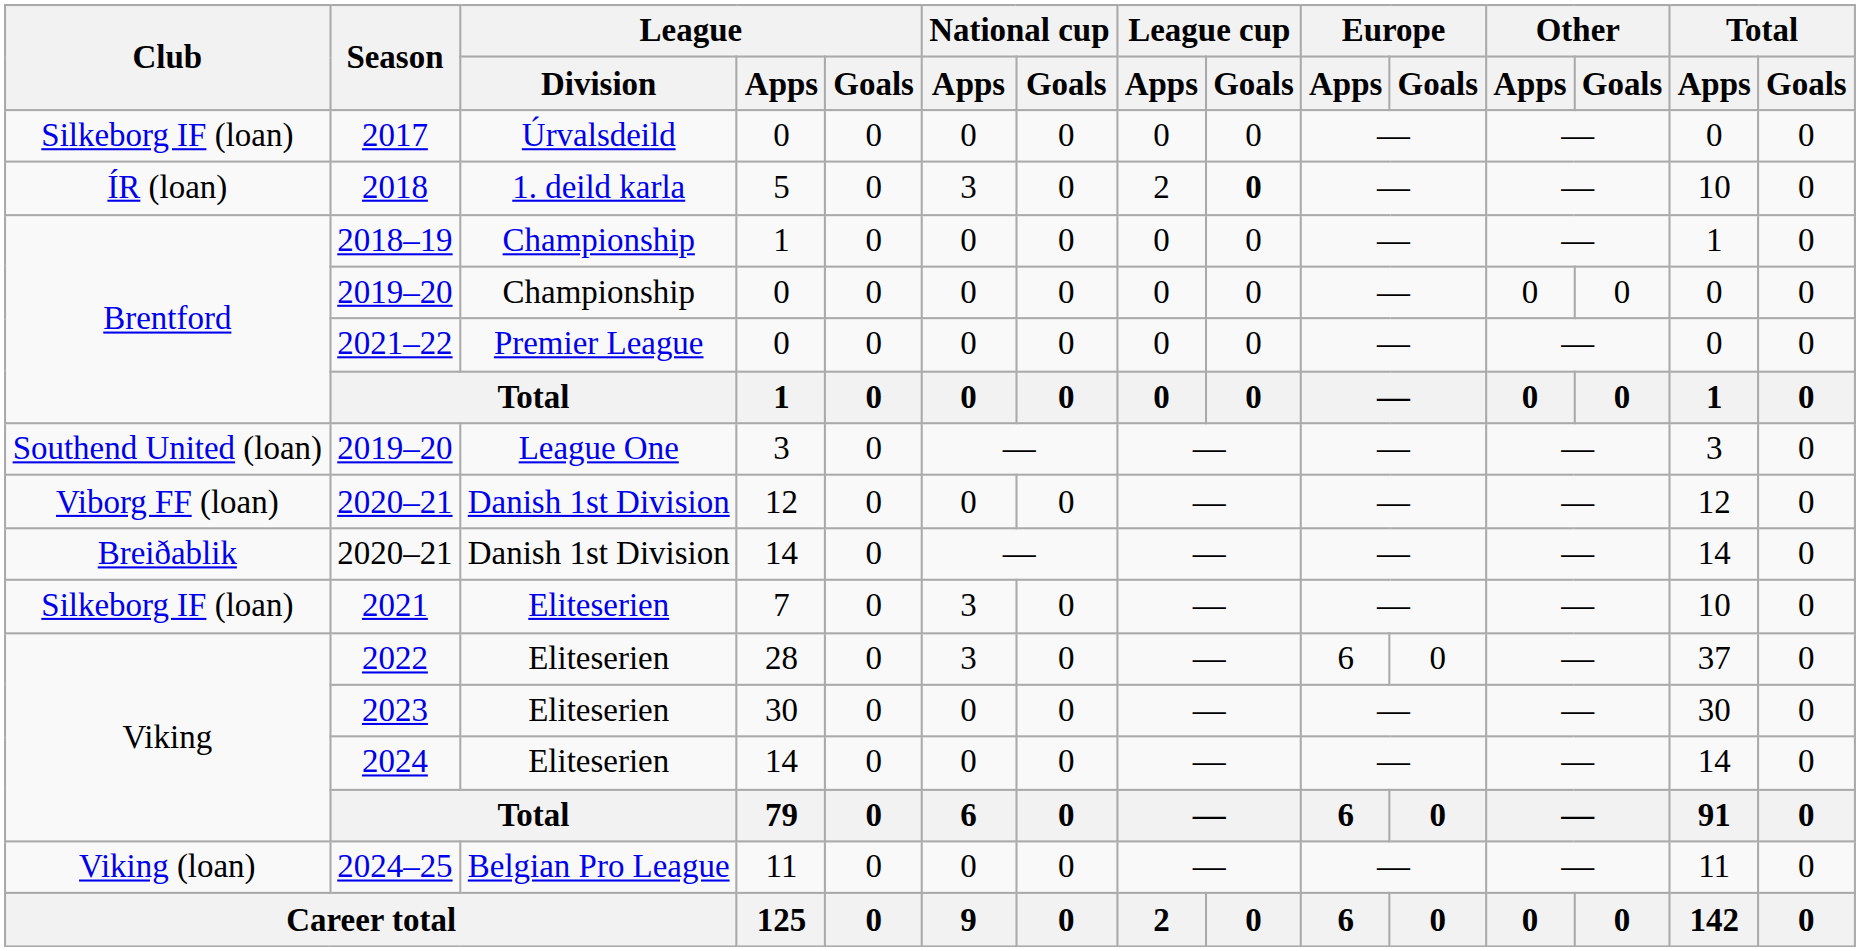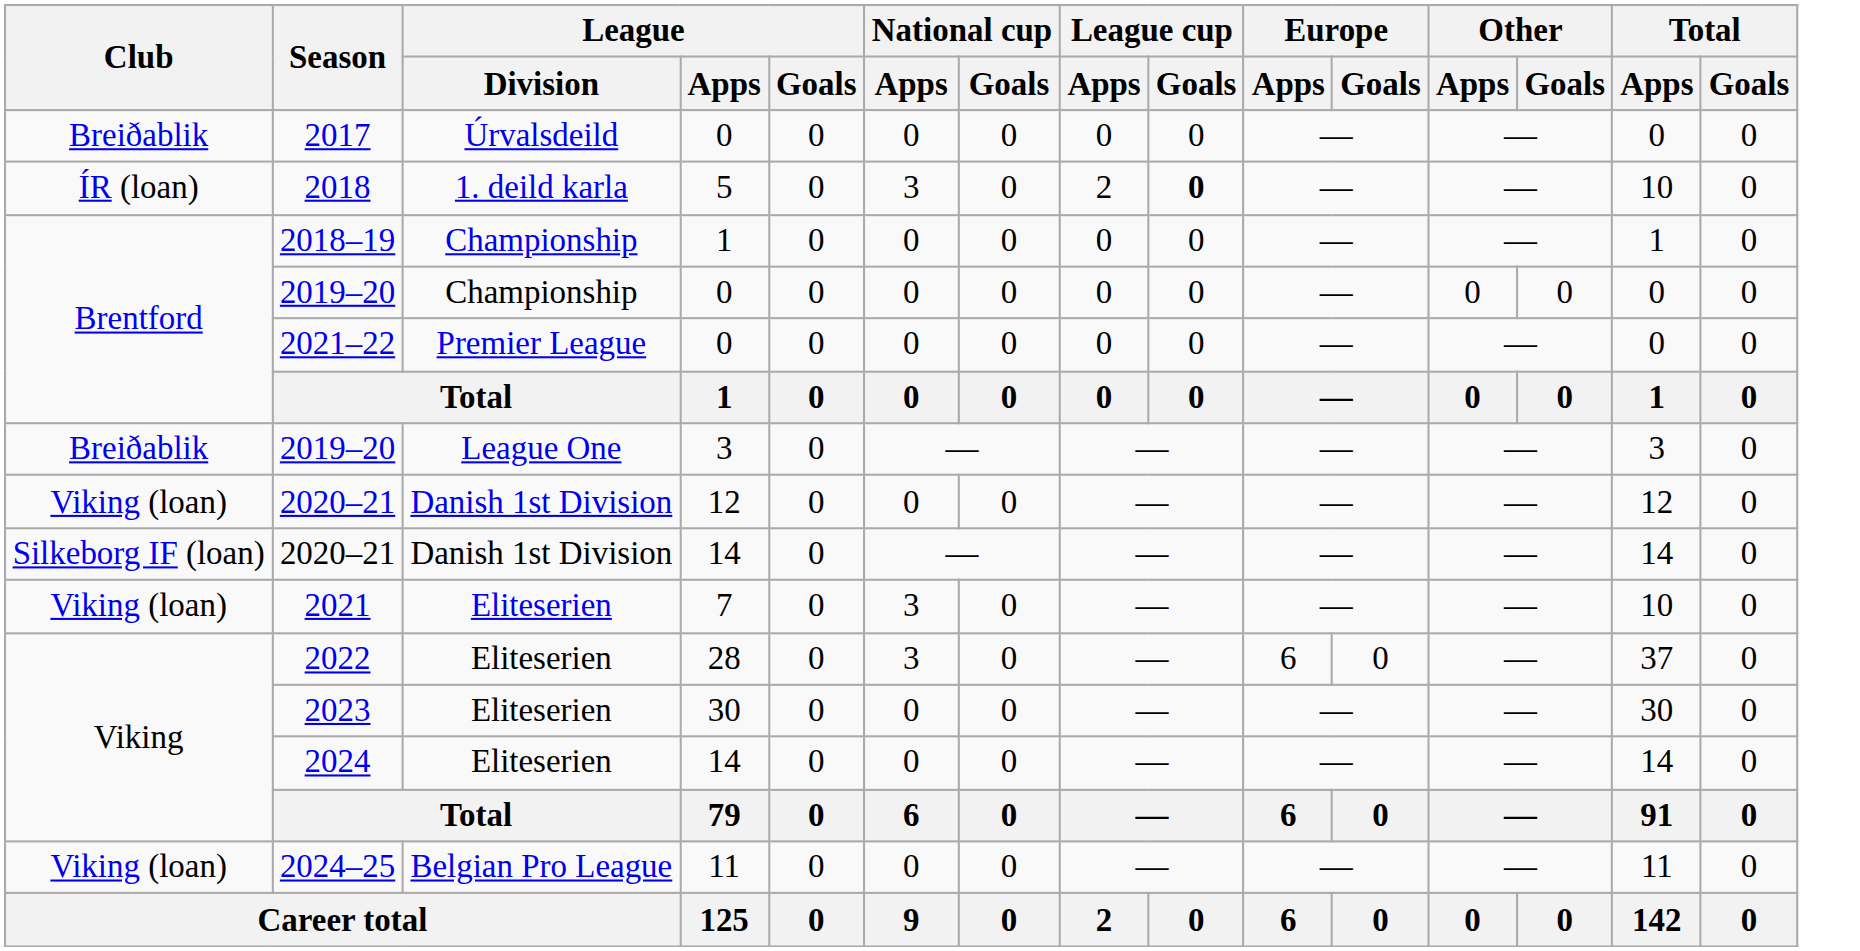(167, 135) Silkeborg IF (loan) -> (139, 135) Breiðablik
(167, 448) Southend United (loan) -> (139, 448) Breiðablik
(167, 501) Viborg FF (loan) -> (139, 501) Viking (loan)
(167, 553) Breiðablik -> (139, 553) Silkeborg IF (loan)
(167, 605) Silkeborg IF (loan) -> (139, 605) Viking (loan)
